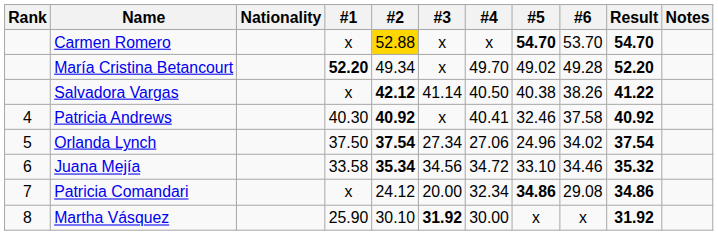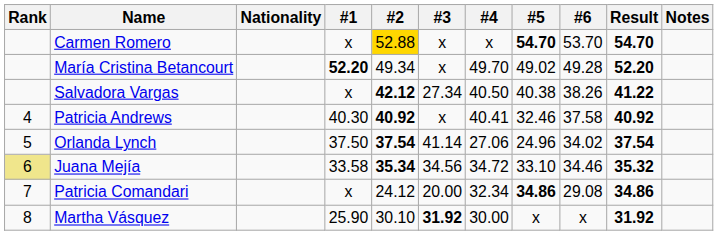(442, 92) 41.14 -> (442, 92) 27.34
(442, 142) 27.34 -> (442, 142) 41.14
(28, 167) no background -> (28, 167) khaki background
